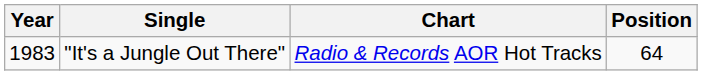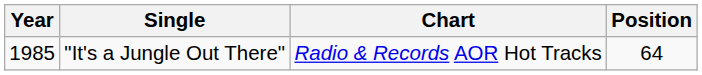(32, 53) 1983 -> (32, 53) 1985
